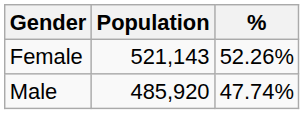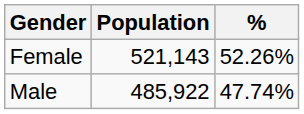(170, 92) 485,920 -> (170, 92) 485,922
